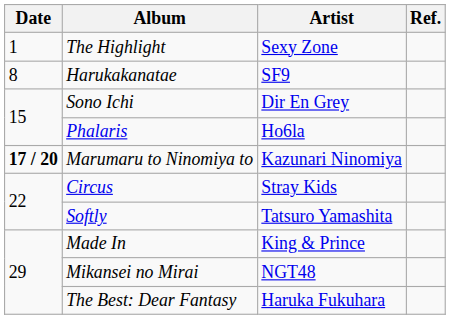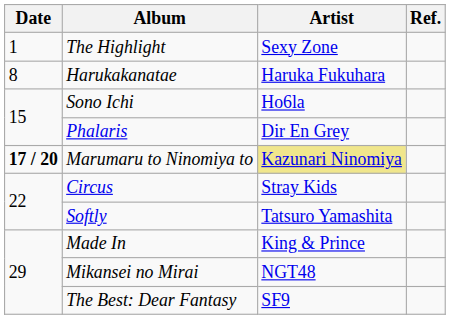(276, 74) SF9 -> (323, 74) Haruka Fukuhara
(305, 103) Dir En Grey -> (283, 103) Ho6la
(283, 131) Ho6la -> (305, 131) Dir En Grey
(332, 159) no background -> (332, 159) khaki background
(323, 300) Haruka Fukuhara -> (276, 300) SF9
